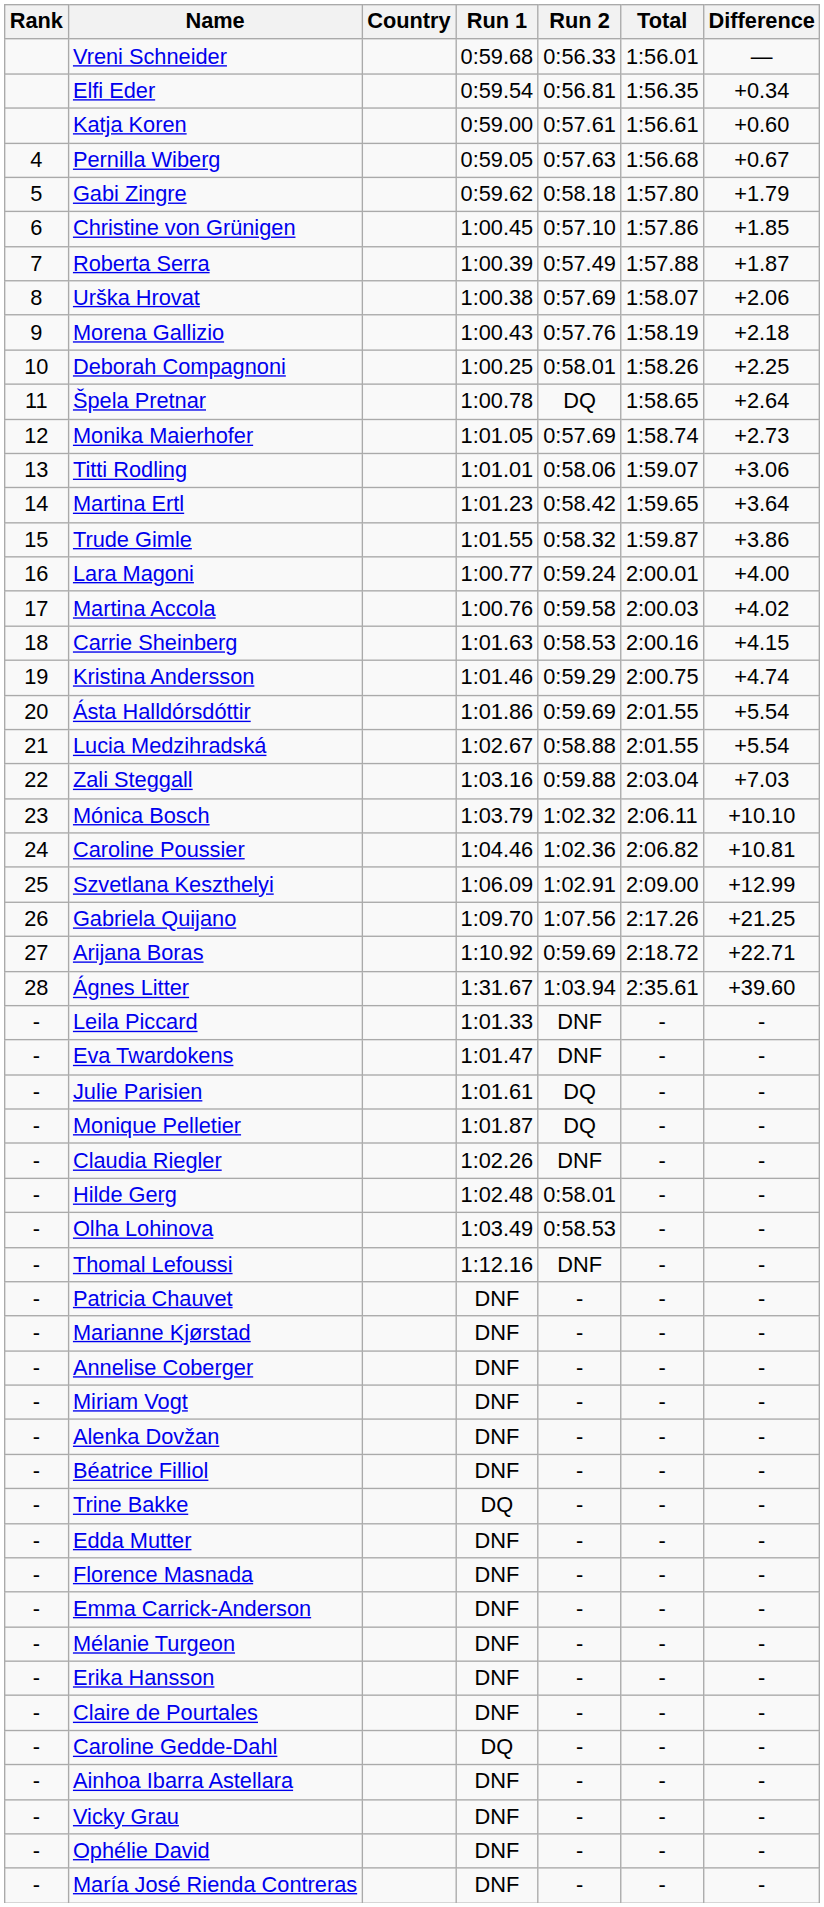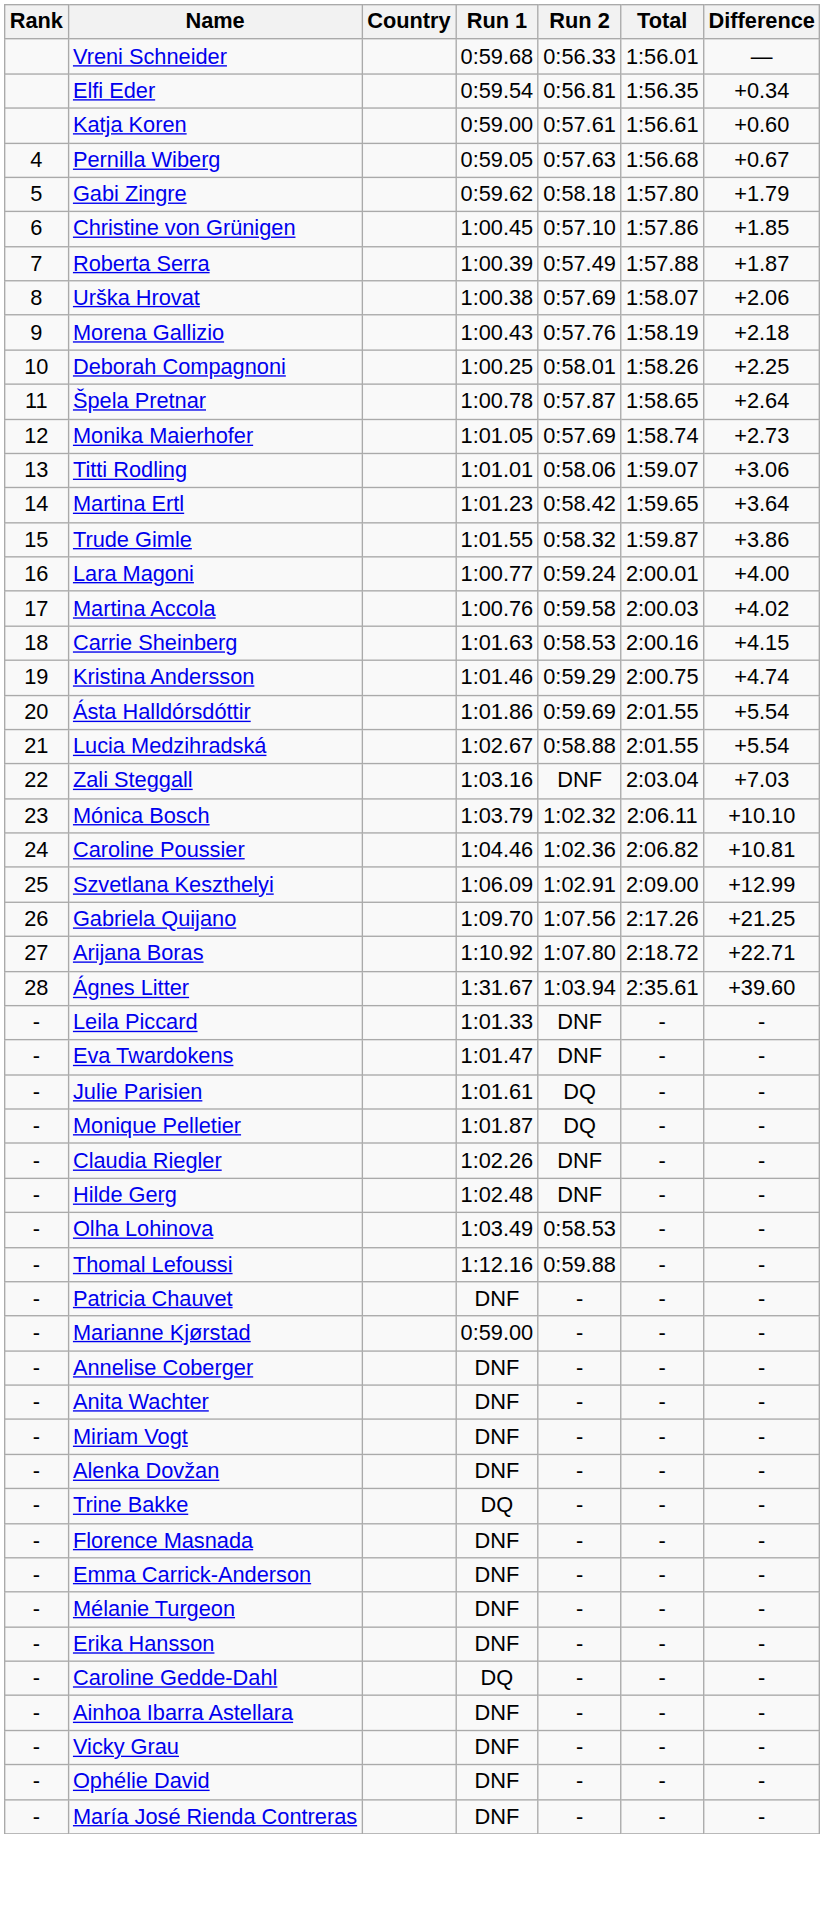(580, 401) DQ -> (580, 401) 0:57.87
(580, 780) 0:59.88 -> (580, 780) DNF
(580, 953) 0:59.69 -> (580, 953) 1:07.80
(580, 1195) 0:58.01 -> (580, 1195) DNF
(580, 1264) DNF -> (580, 1264) 0:59.88
(497, 1333) DNF -> (497, 1333) 0:59.00
+ row: (141, 1402)
- row: (141, 1471)
- row: (132, 1540)
- row: (165, 1712)
